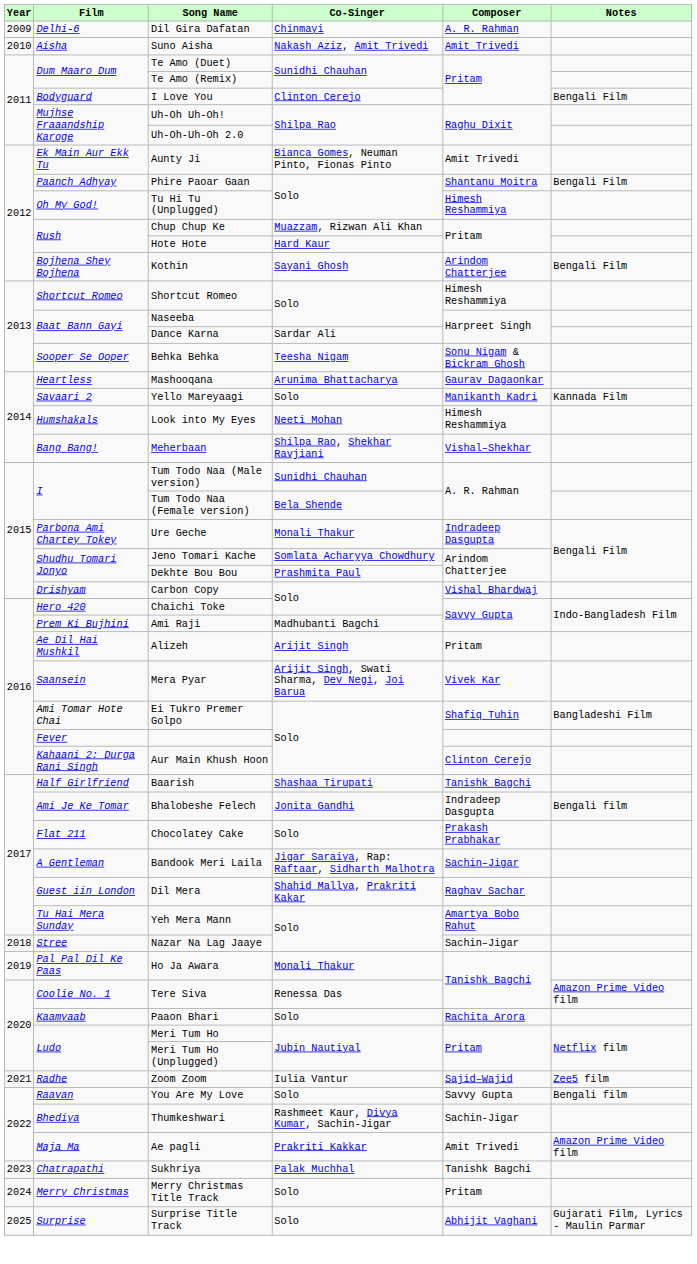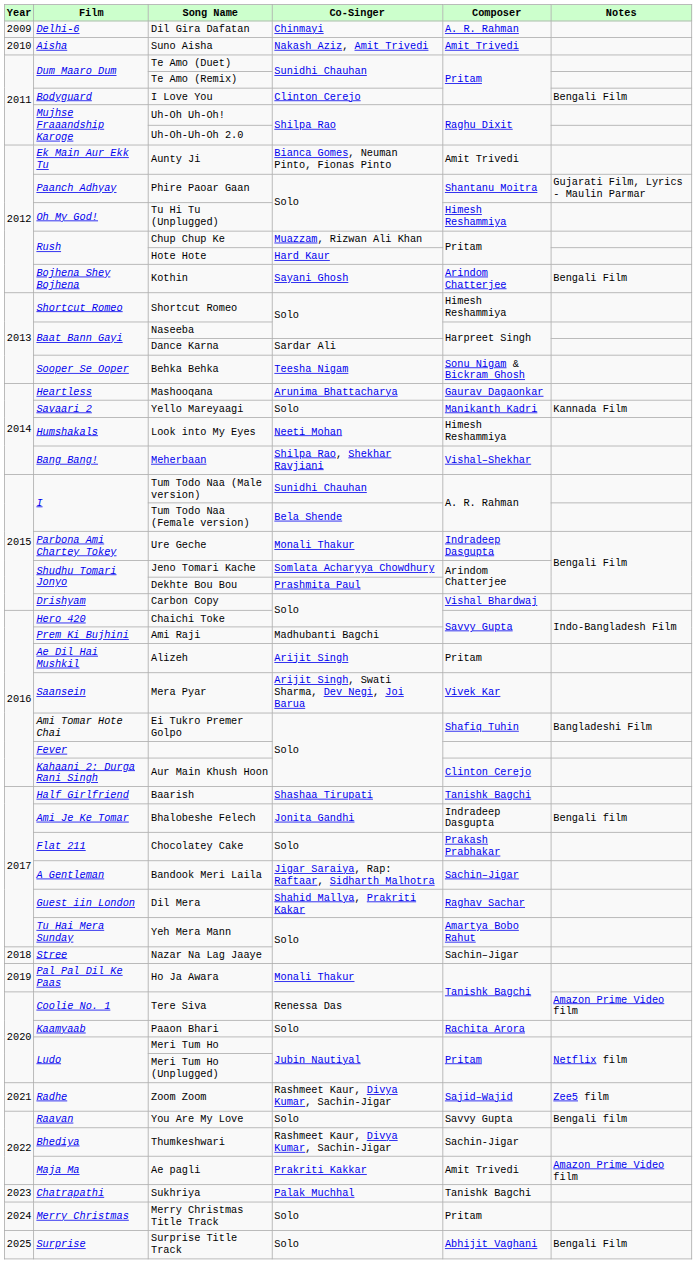(590, 182) Bengali Film -> (618, 188) Gujarati Film, Lyrics - Maulin Parmar
(311, 1079) Iulia Vantur -> (336, 1097) Rashmeet Kaur, Divya Kumar, Sachin-Jigar
(618, 1221) Gujarati Film, Lyrics - Maulin Parmar -> (590, 1245) Bengali Film
